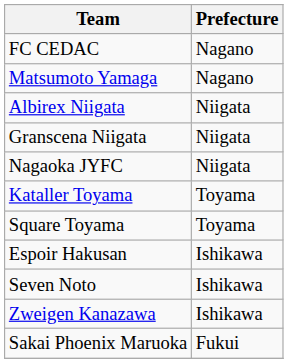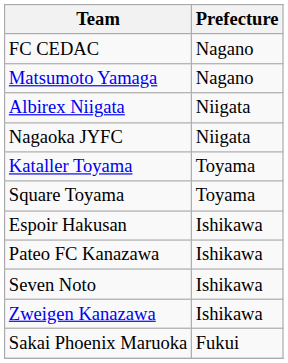- row: (78, 136)
+ row: (84, 254)
